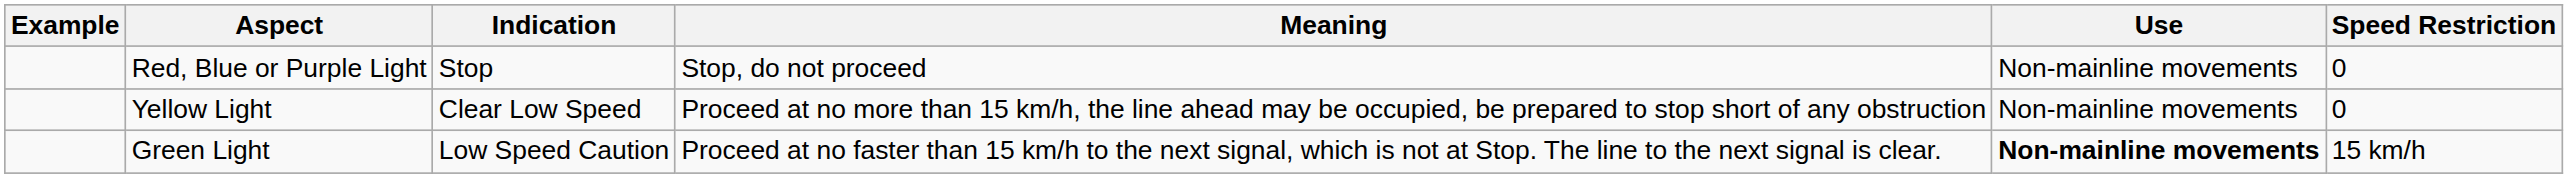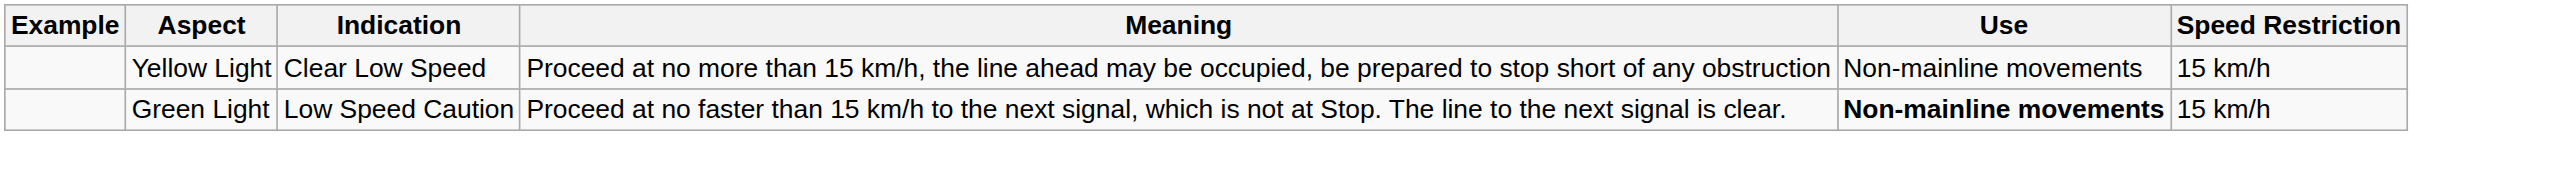- row: (279, 67)
(2339, 109) 0 -> (2224, 67) 15 km/h
